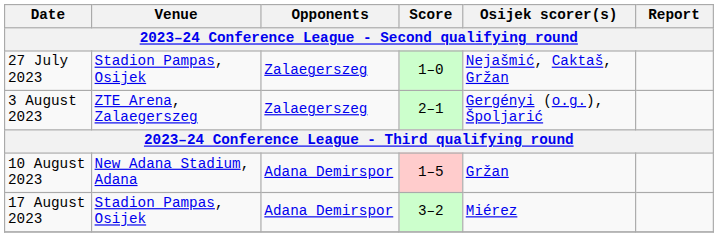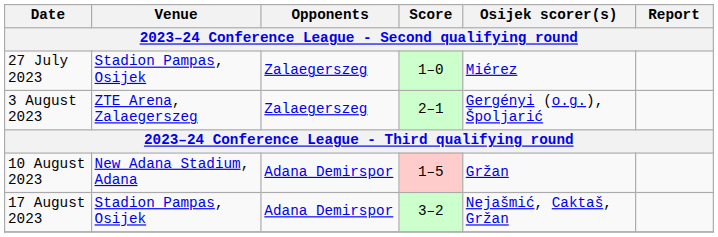(539, 71) Nejašmić, Caktaš, Gržan -> (492, 71) Miérez
(492, 212) Miérez -> (539, 212) Nejašmić, Caktaš, Gržan
